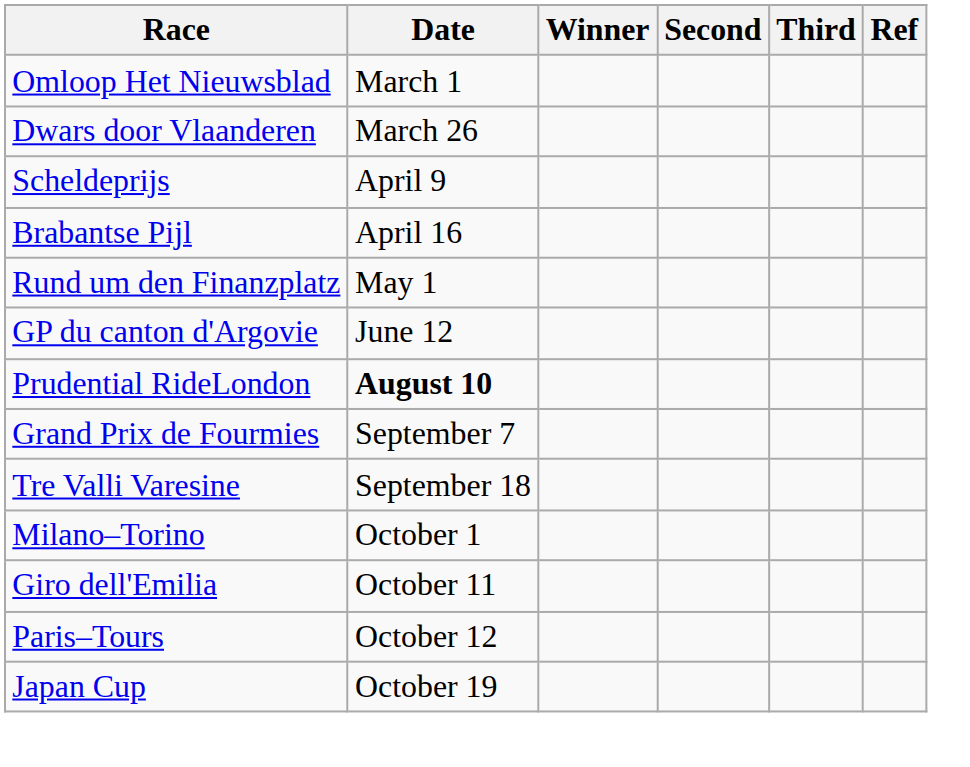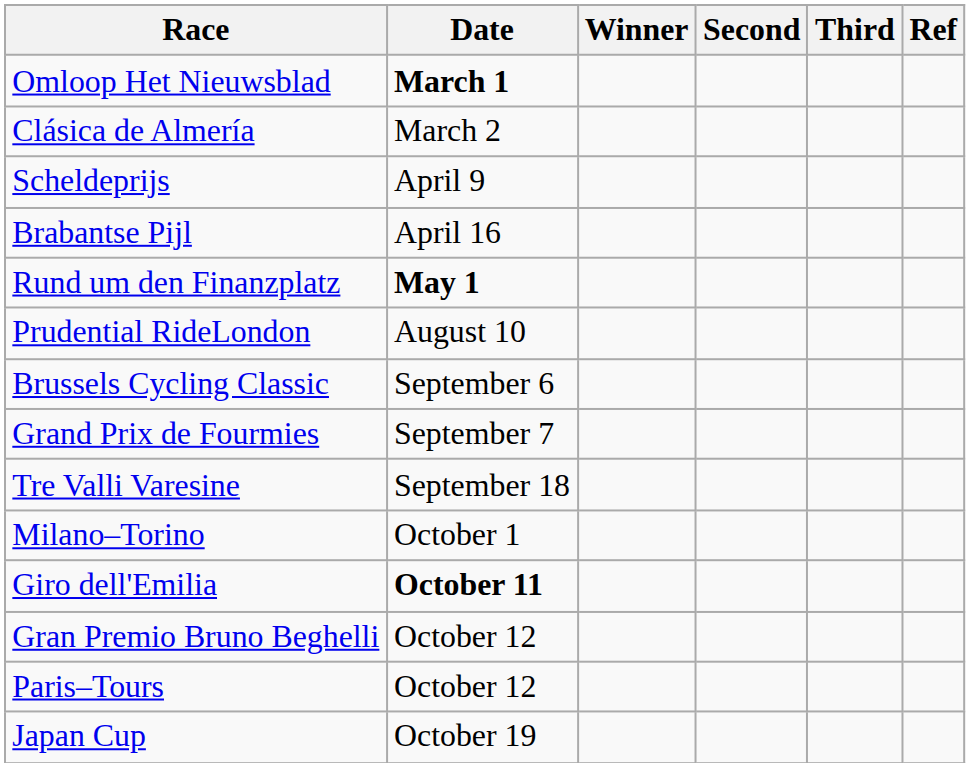(409, 80) normal -> (452, 80) bold
+ row: (133, 130)
- row: (164, 130)
(396, 282) normal -> (437, 282) bold
- row: (165, 332)
(424, 383) bold -> (460, 332) normal
+ row: (171, 383)
(426, 585) normal -> (468, 585) bold
+ row: (196, 635)
